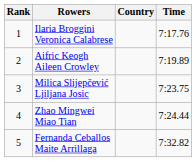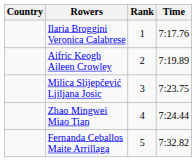columns swapped: (18, 12) <-> (136, 12)
